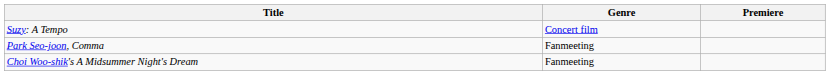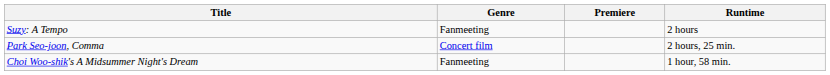+ column: (745, 12)
(571, 29) Concert film -> (464, 29) Fanmeeting
(569, 45) Fanmeeting -> (466, 45) Concert film
